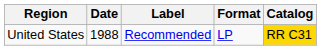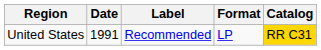(104, 34) 1988 -> (104, 34) 1991
